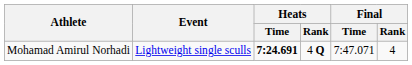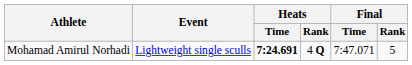(392, 51) 4 -> (392, 51) 5
